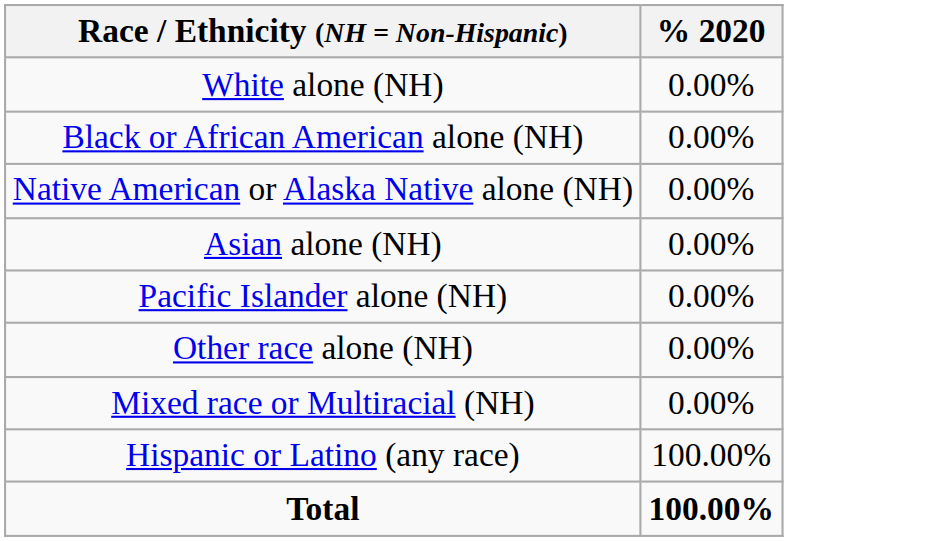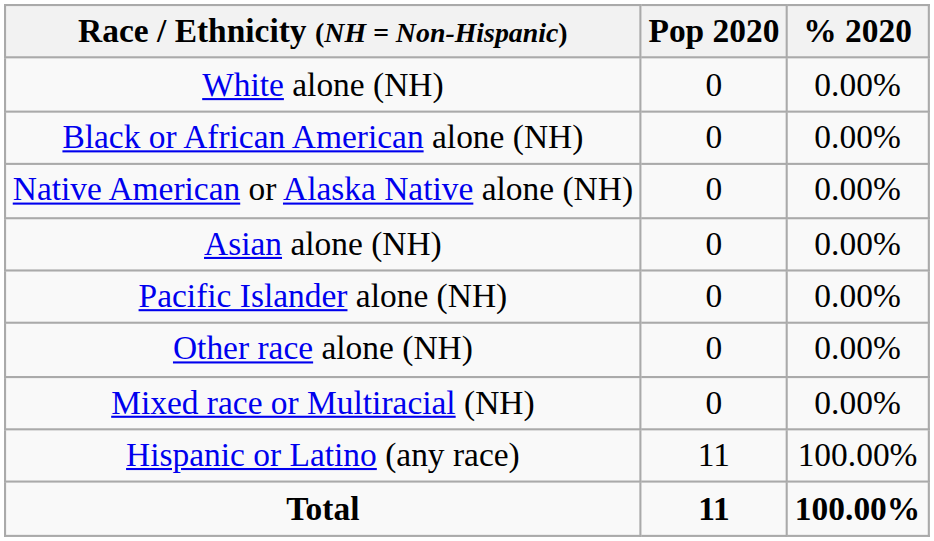+ column: (714, 31)
